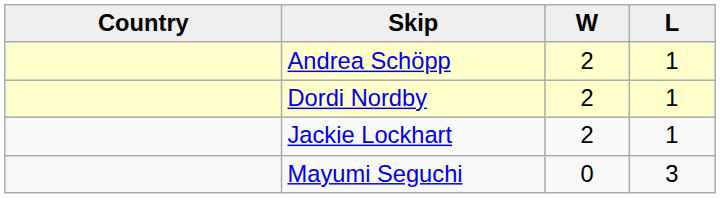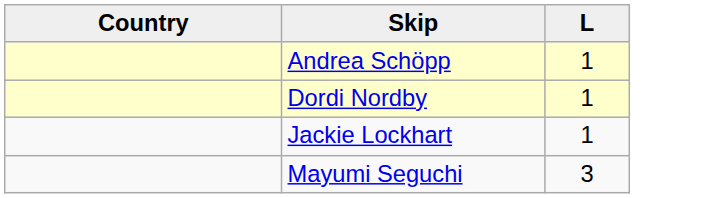- column: (587, 23)
